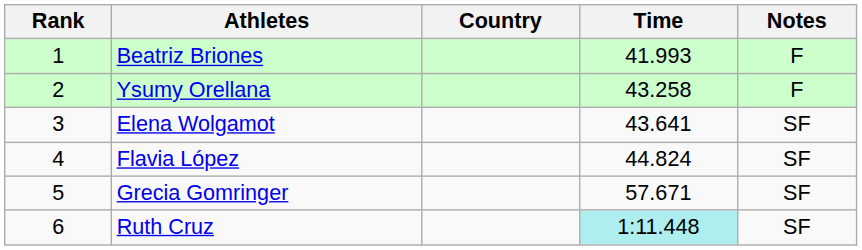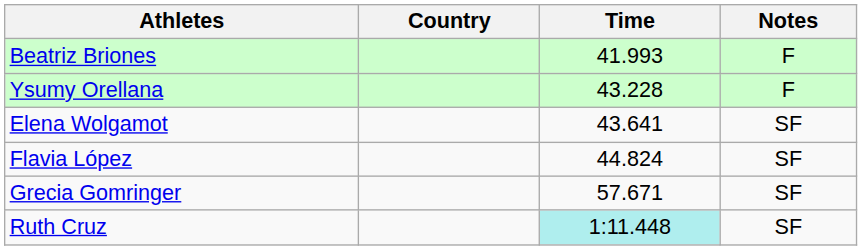- column: (58, 21)
(658, 90) 43.258 -> (630, 90) 43.228
